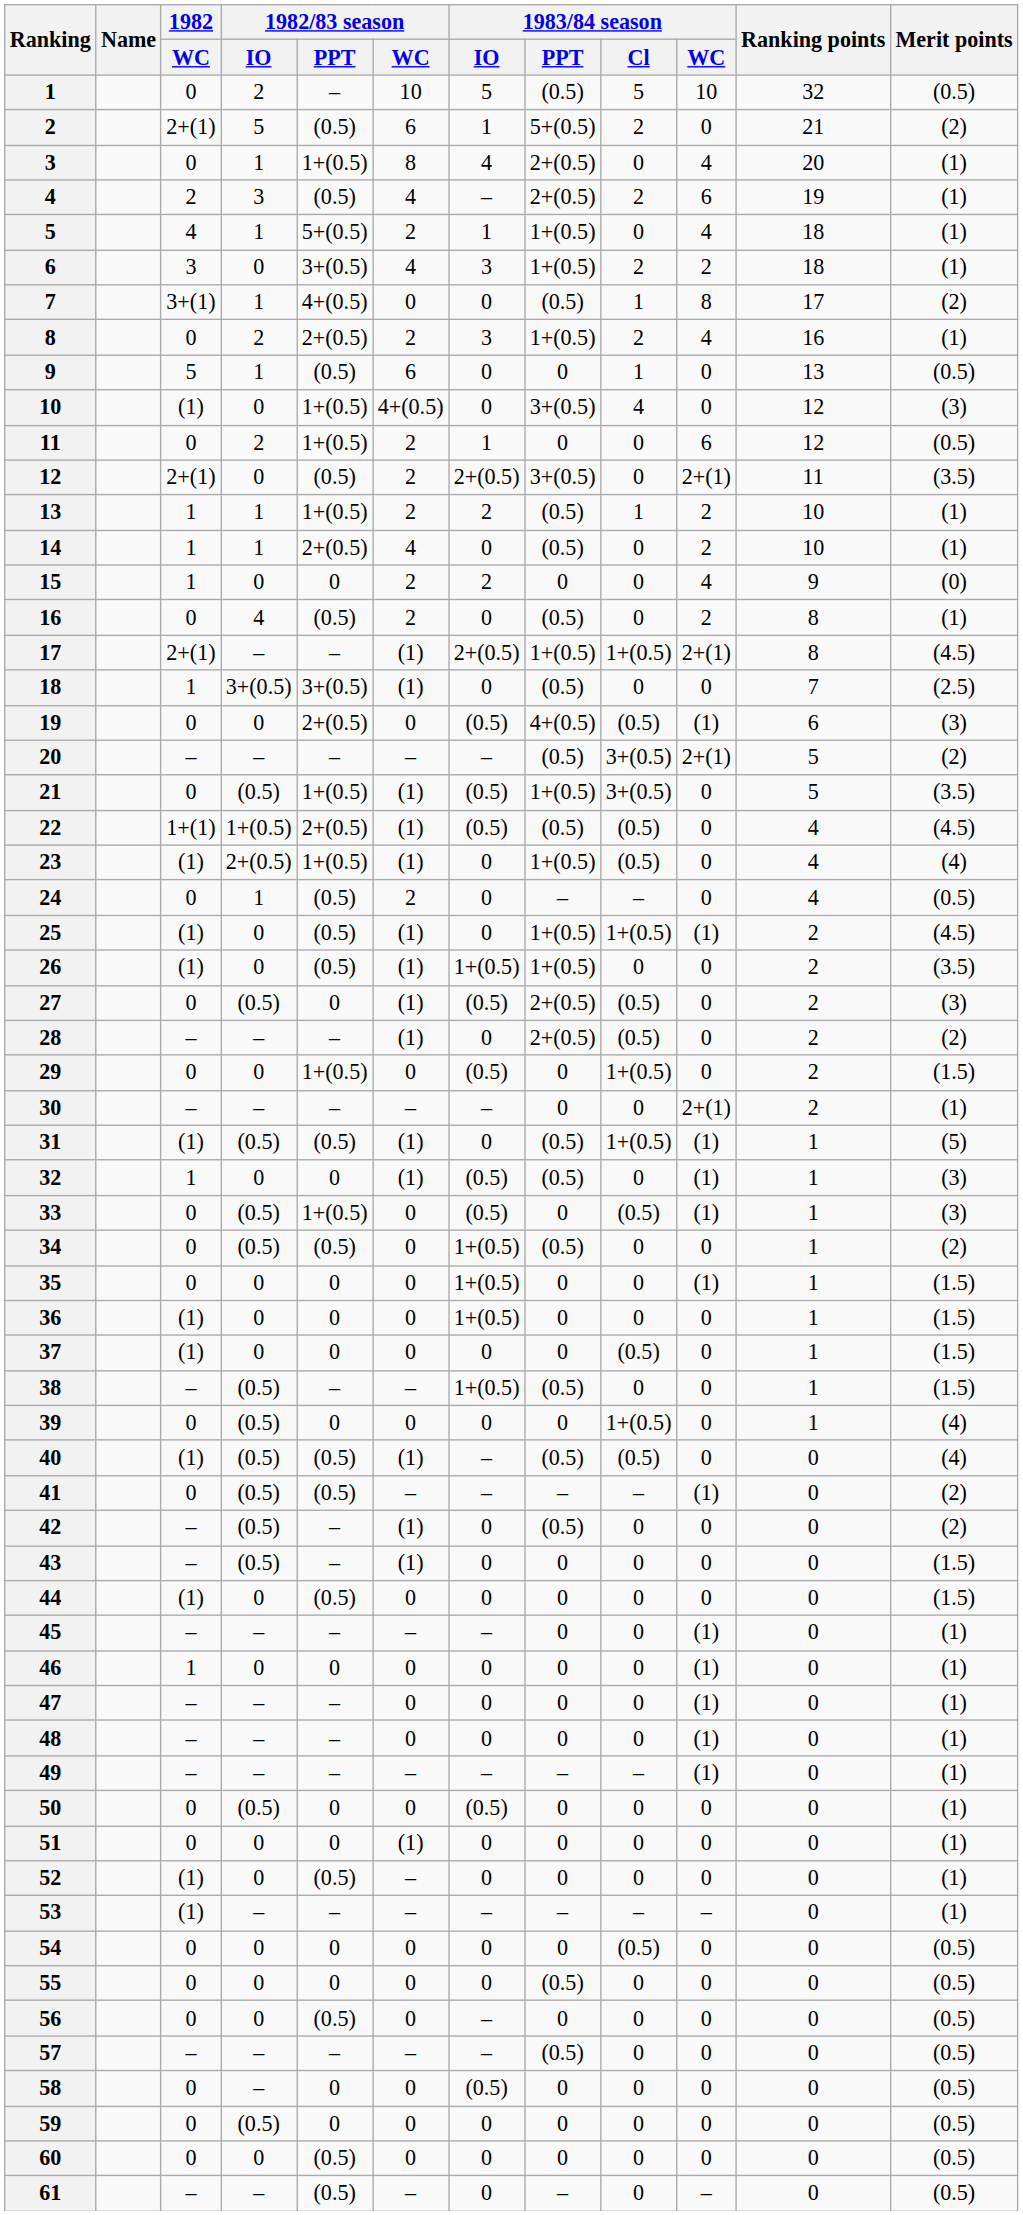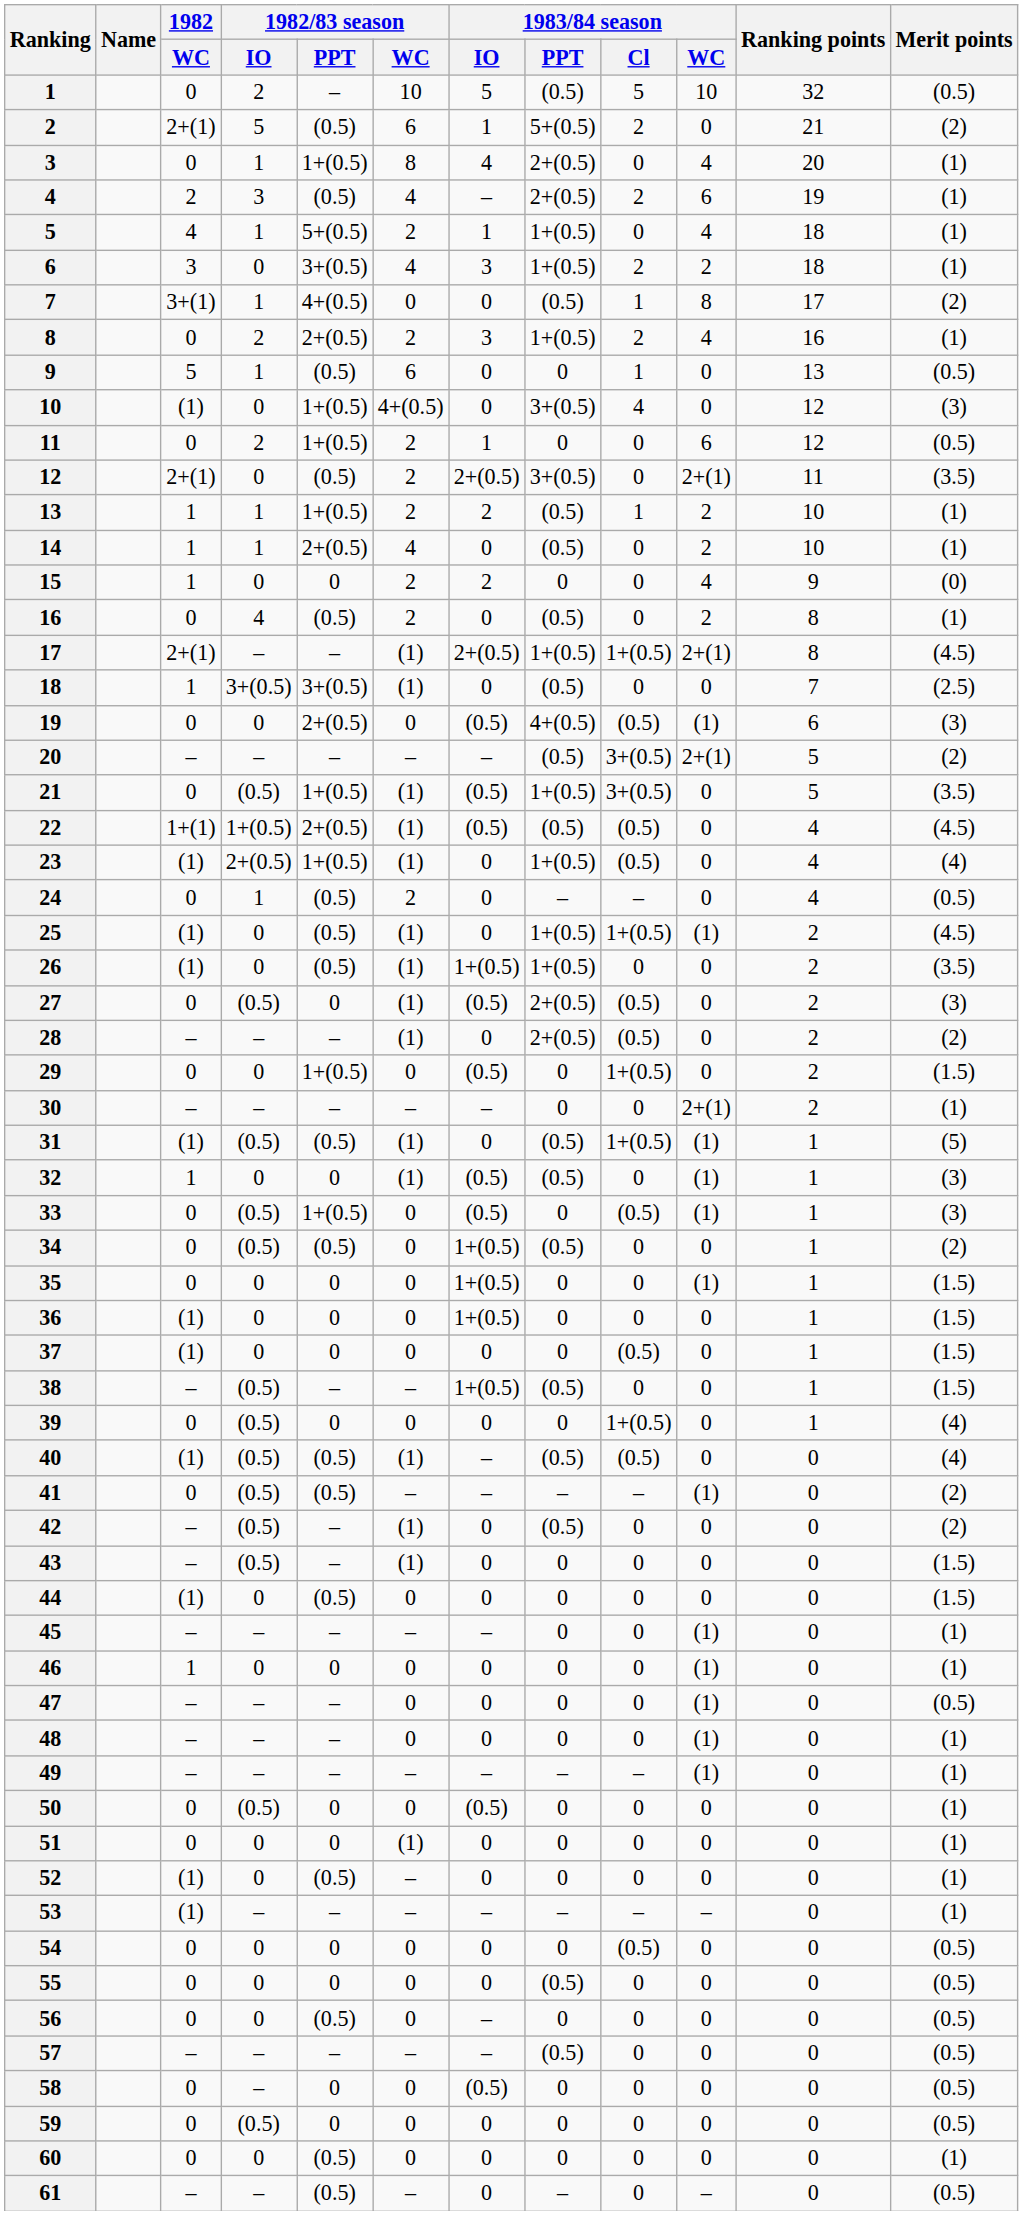(954, 1702) (1) -> (954, 1702) (0.5)
(954, 2158) (0.5) -> (954, 2158) (1)
